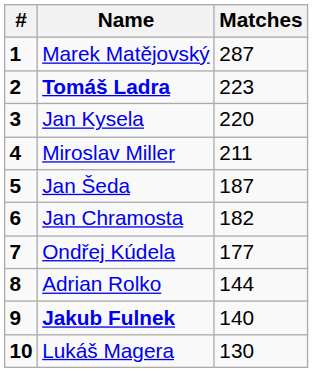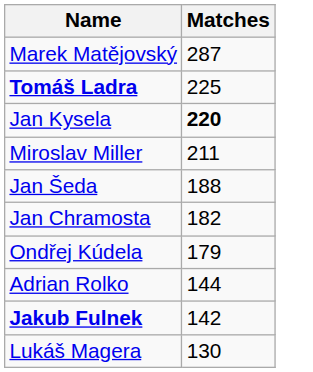- column: (21, 20)
(237, 86) 223 -> (204, 86) 225
(237, 119) normal -> (204, 119) bold
(237, 185) 187 -> (204, 185) 188
(237, 251) 177 -> (204, 251) 179
(237, 317) 140 -> (204, 317) 142
